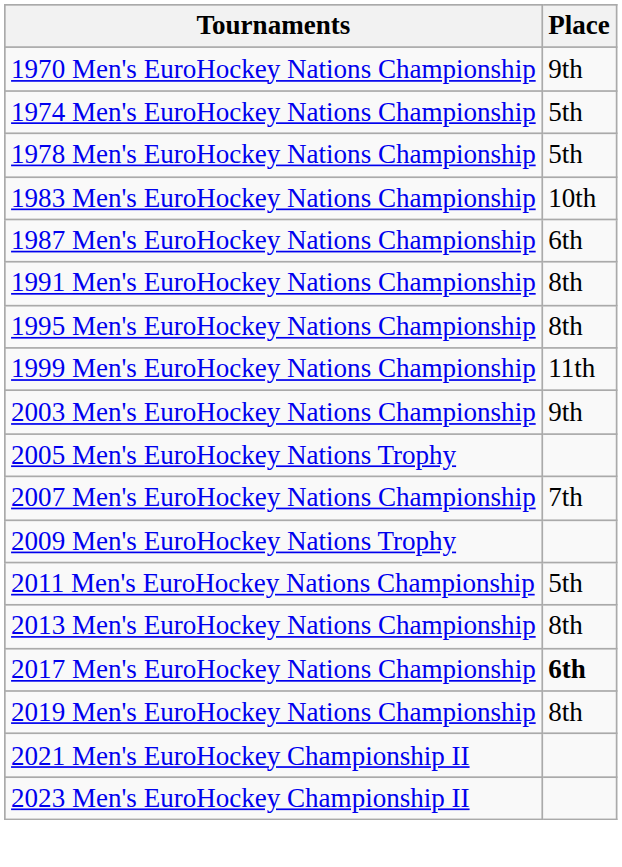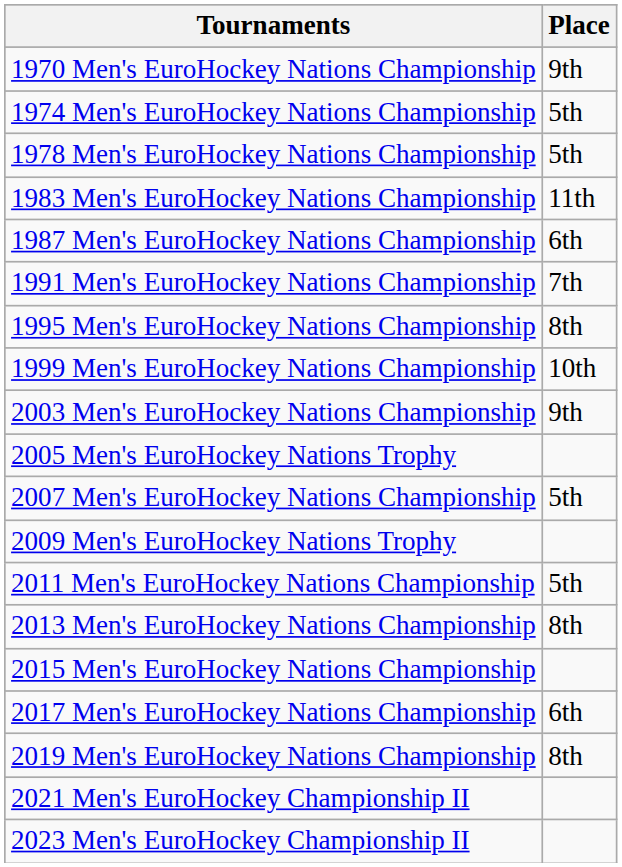(572, 197) 10th -> (572, 197) 11th
(565, 283) 8th -> (565, 283) 7th
(572, 369) 11th -> (572, 369) 10th
(565, 497) 7th -> (565, 497) 5th
+ row: (273, 669)
(567, 669) bold -> (565, 712) normal
